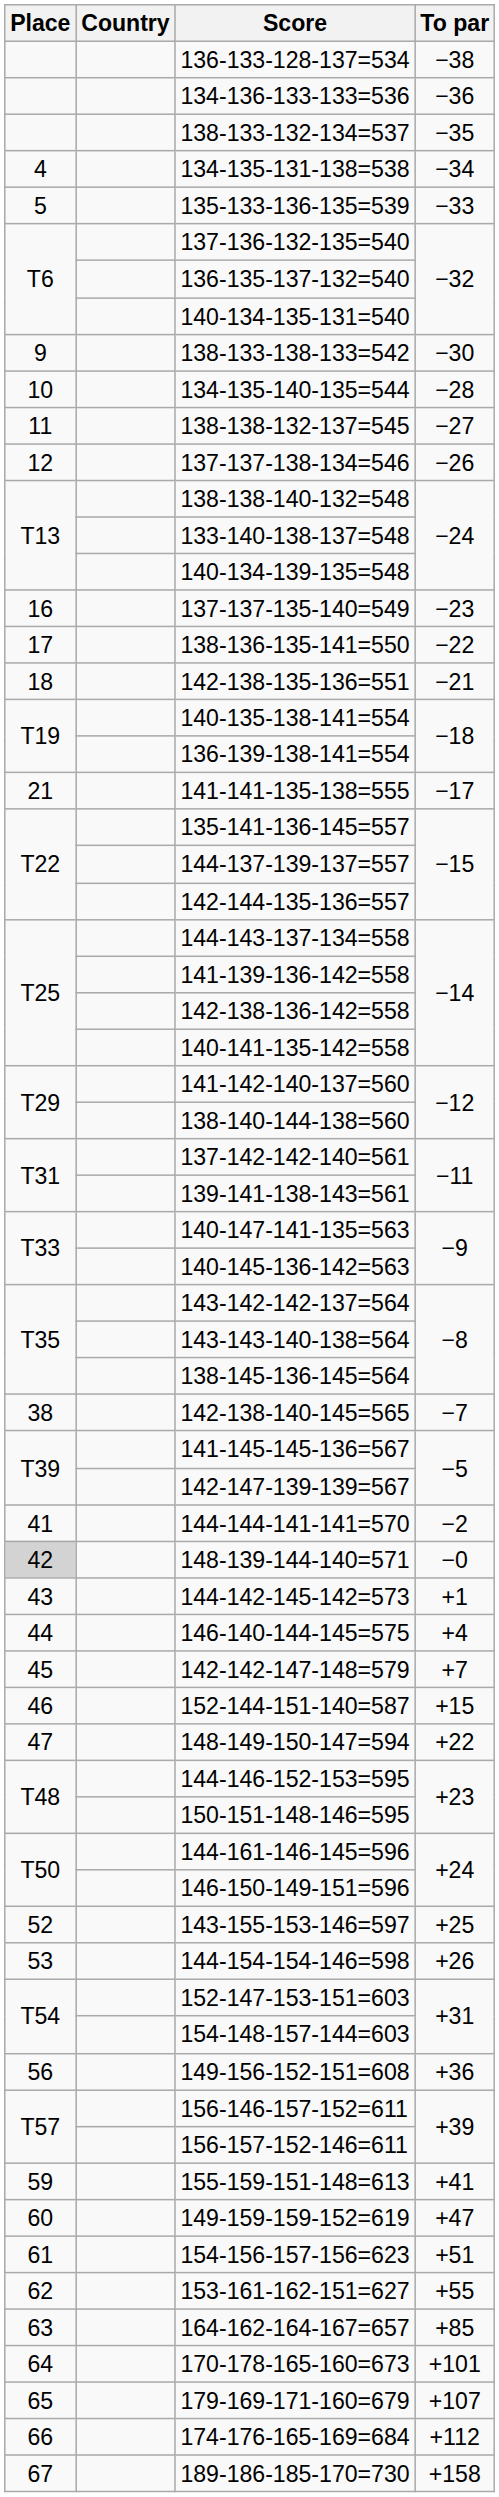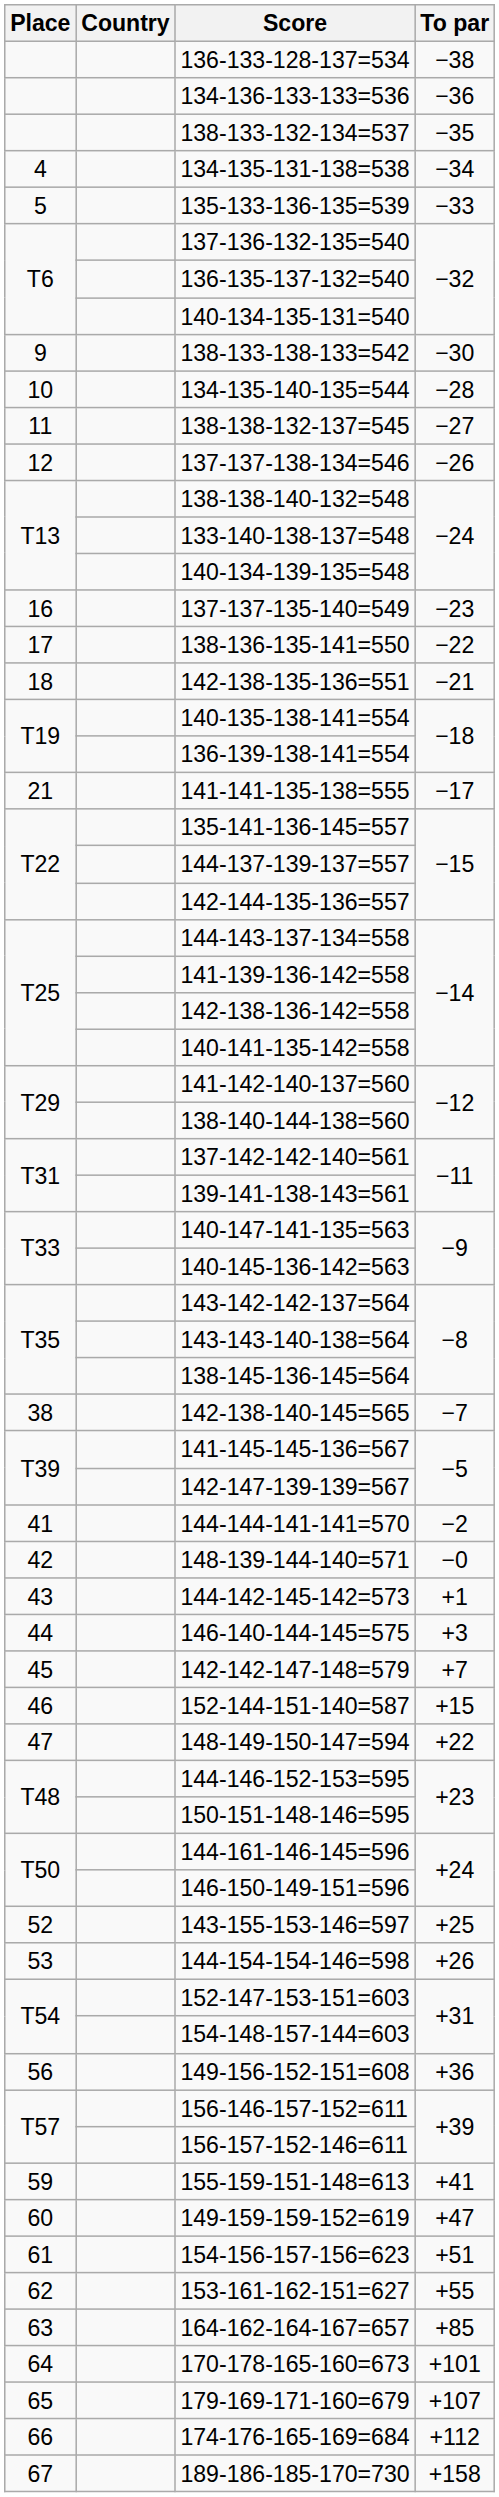(40, 1559) lightgrey background -> (40, 1559) no background
(455, 1633) +4 -> (455, 1633) +3
